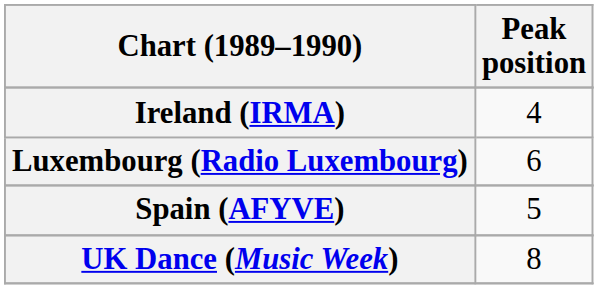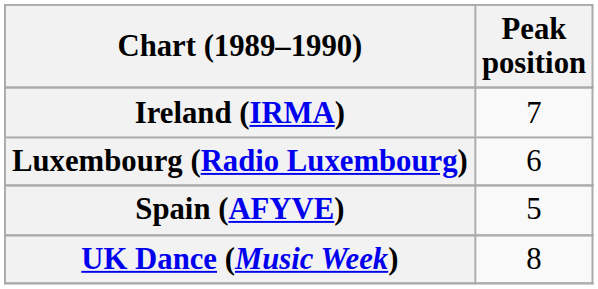(534, 112) 4 -> (534, 112) 7
